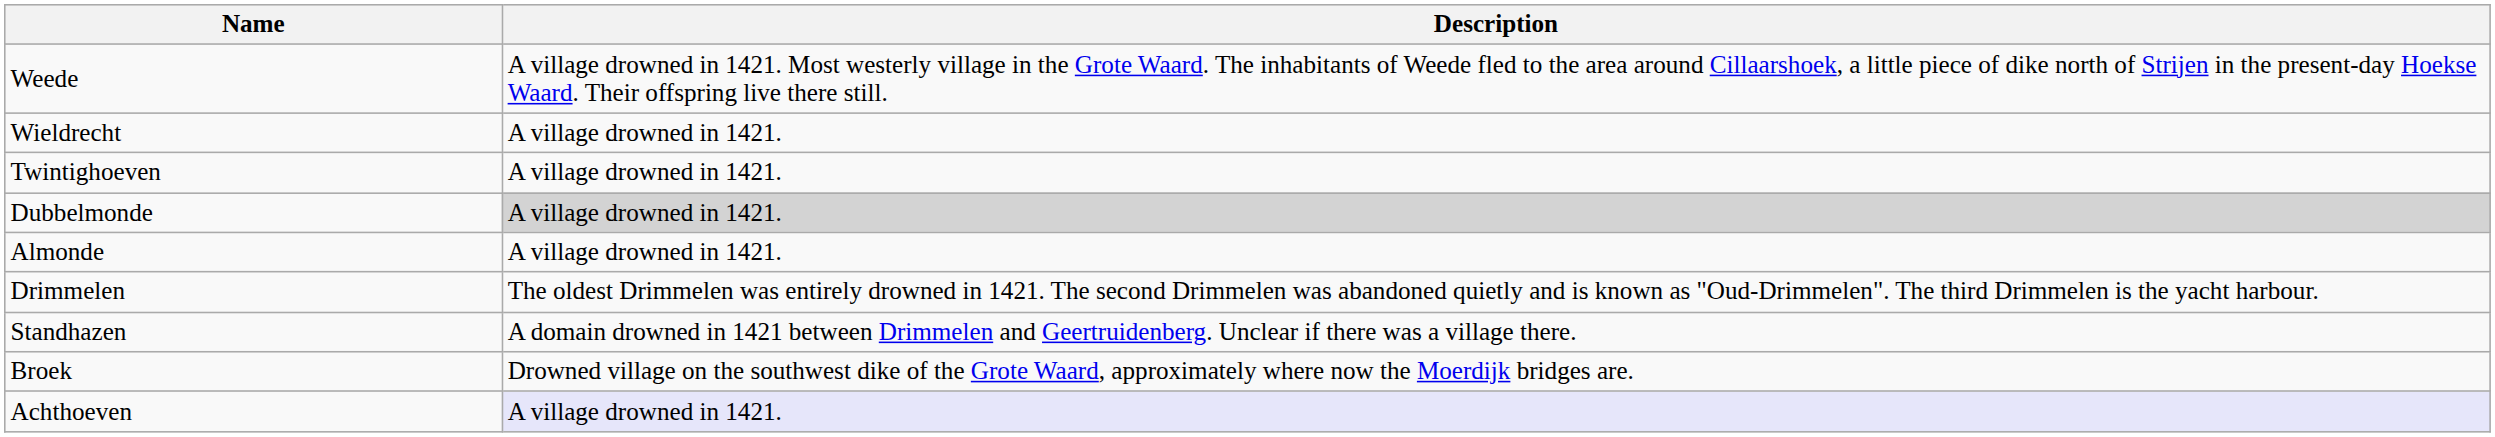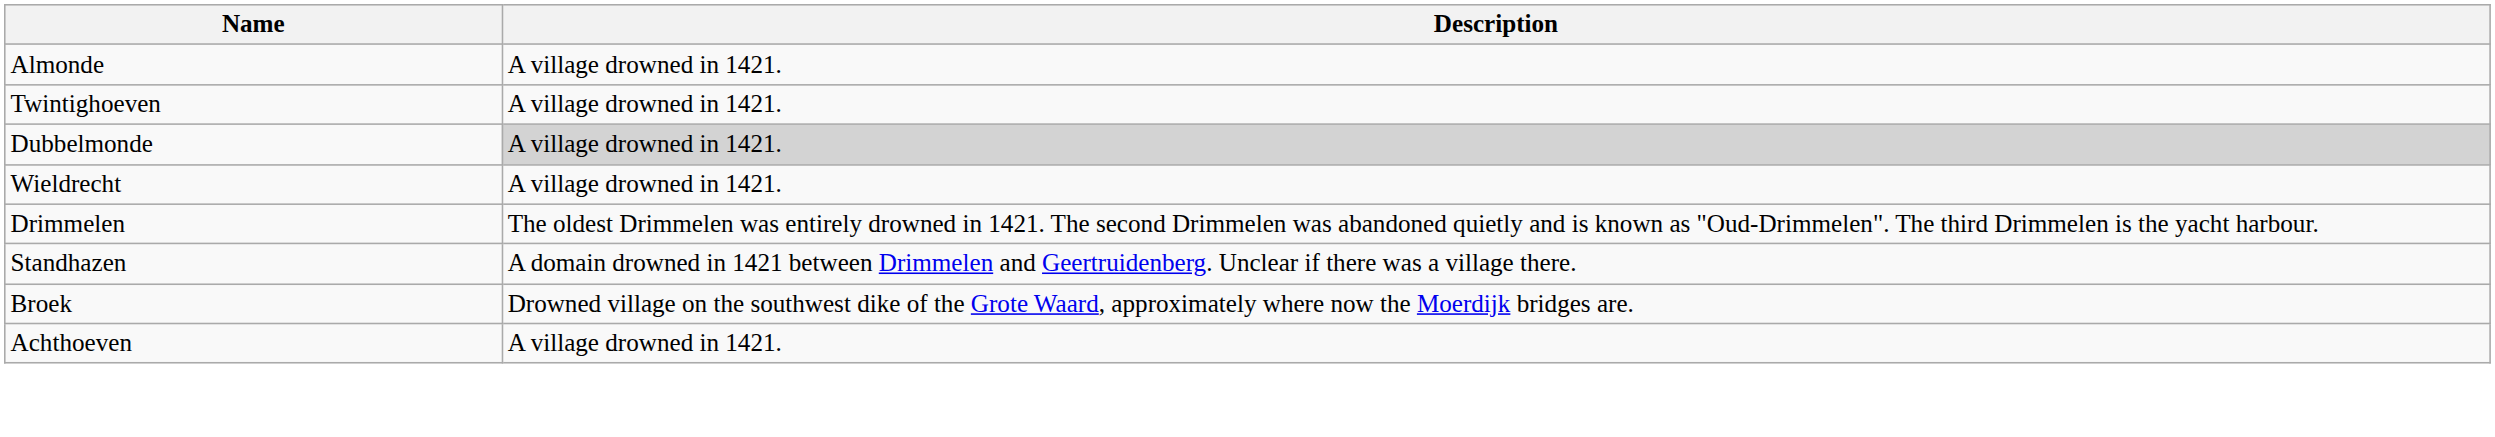- row: (44, 78)
rows swapped: (66, 132) <-> (57, 251)
(645, 411) lavender background -> (645, 343) no background
